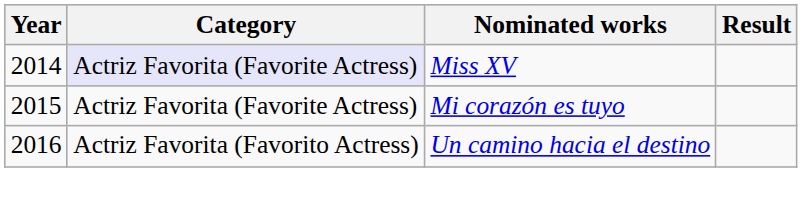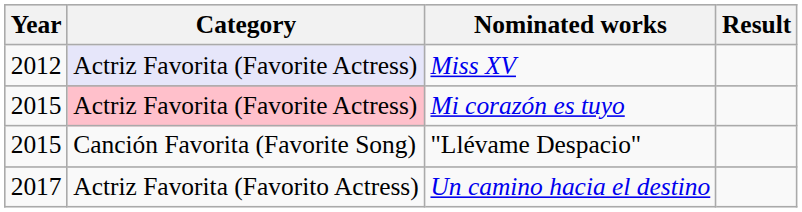(36, 65) 2014 -> (36, 65) 2012
(245, 105) no background -> (245, 105) pink background
+ row: (536, 145)
(36, 145) 2016 -> (36, 186) 2017
